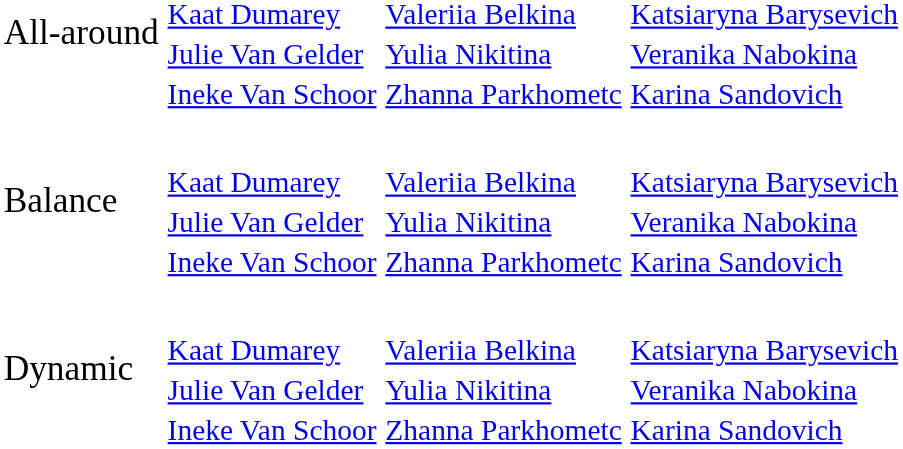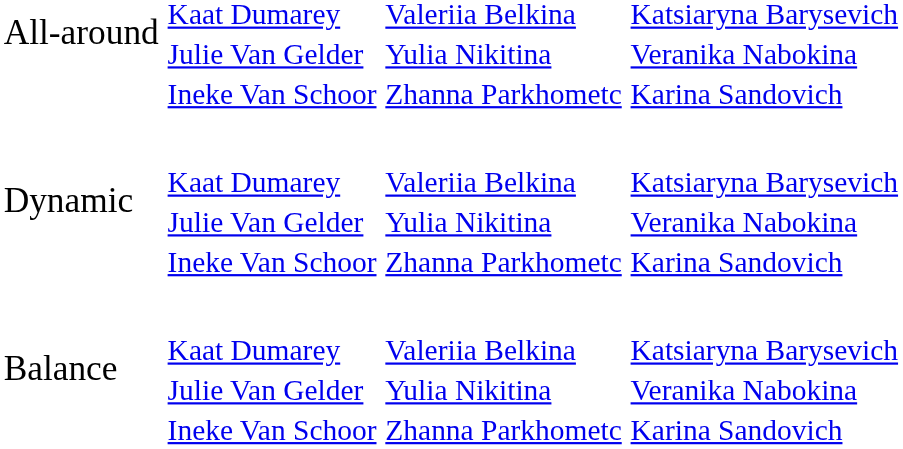rows swapped: (61, 200) <-> (68, 368)
